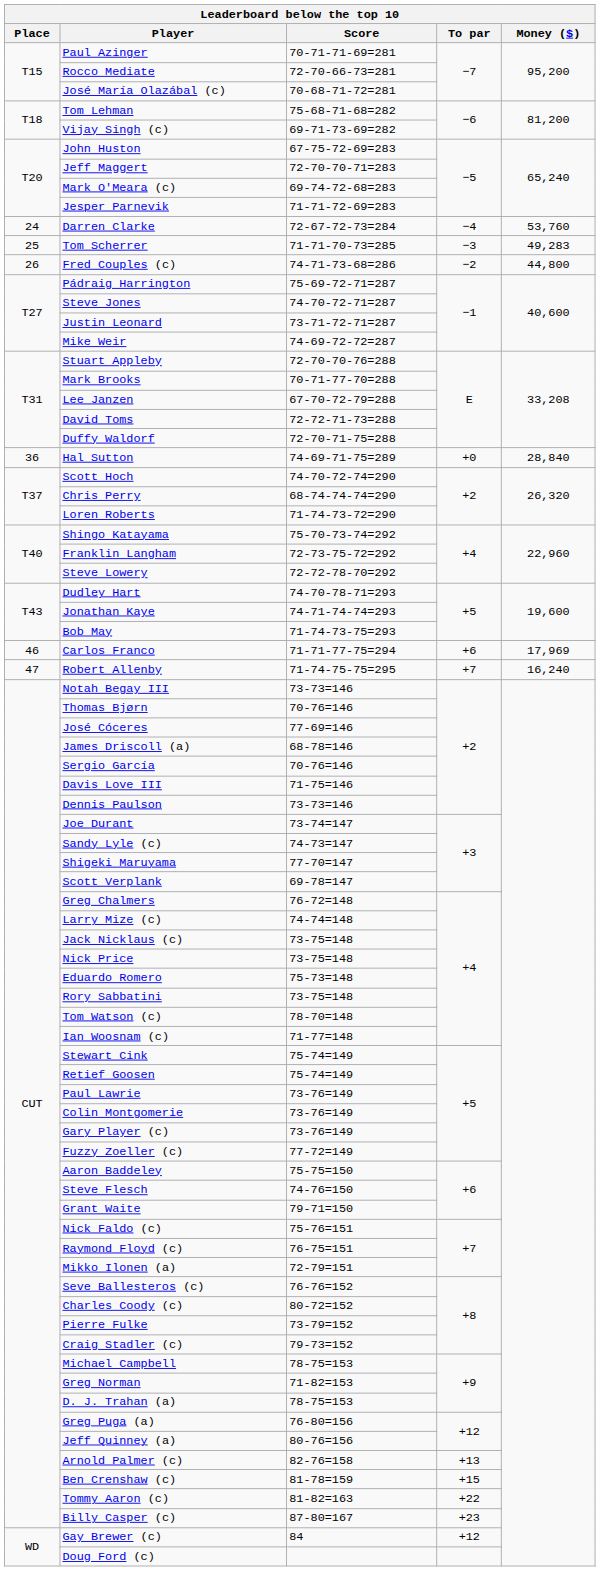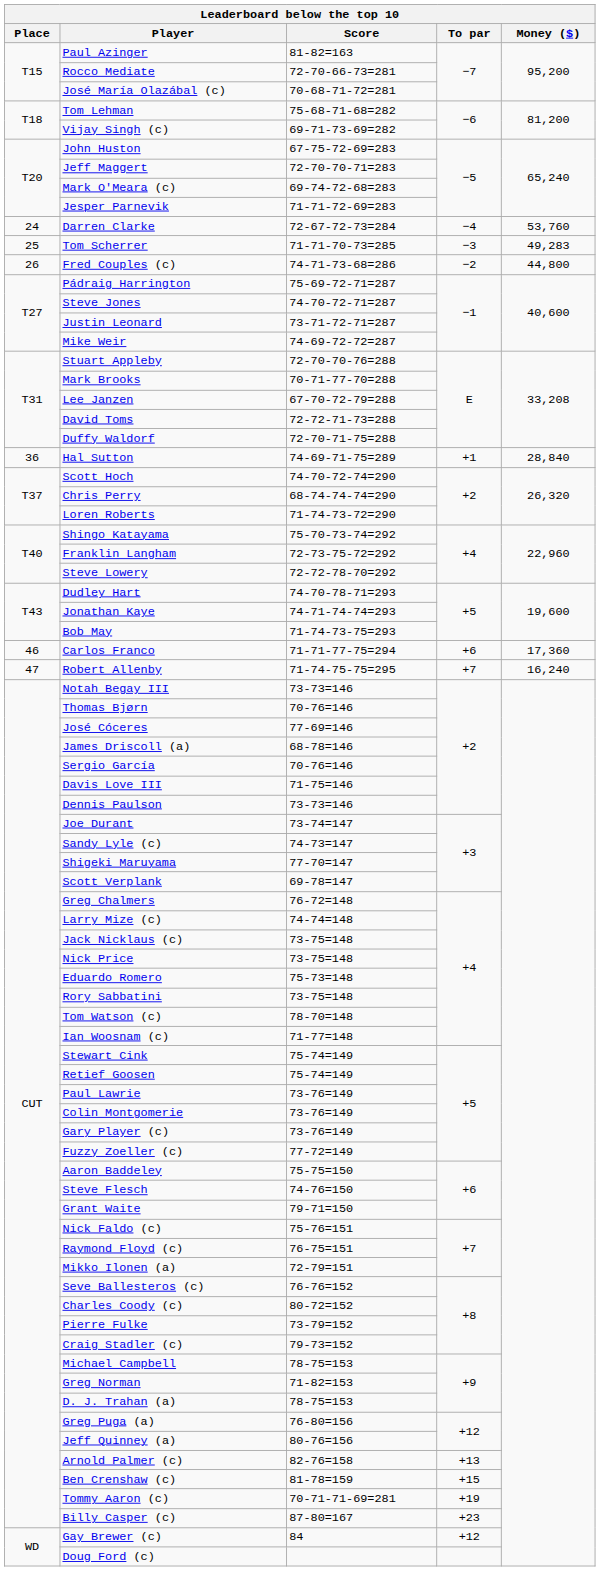(342, 53) 70-71-71-69=281 -> (321, 53) 81-82=163
(469, 458) +0 -> (469, 458) +1
(548, 650) 17,969 -> (548, 650) 17,360
(321, 1499) 81-82=163 -> (342, 1499) 70-71-71-69=281
(469, 1499) +22 -> (469, 1499) +19
